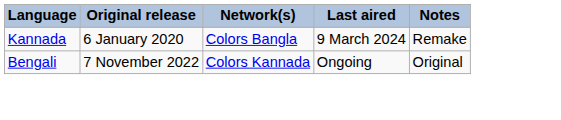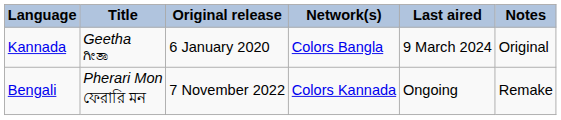+ column: (123, 16)
(440, 39) Remake -> (524, 47) Original
(438, 62) Original -> (526, 90) Remake
